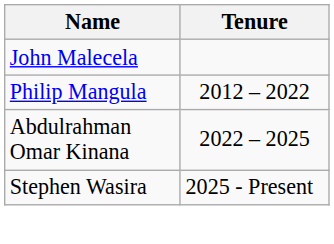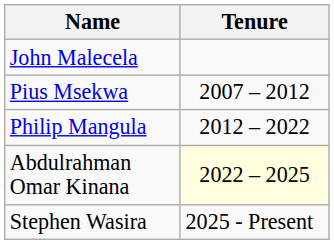+ row: (69, 92)
(255, 139) no background -> (255, 174) lightyellow background
